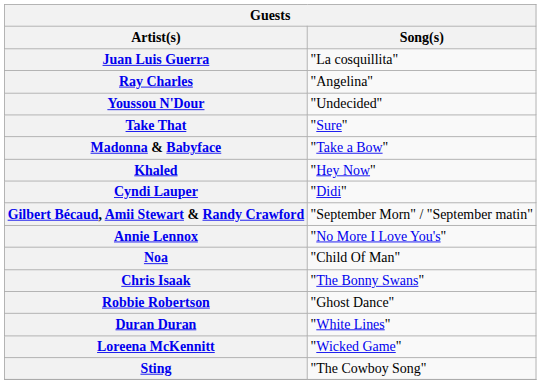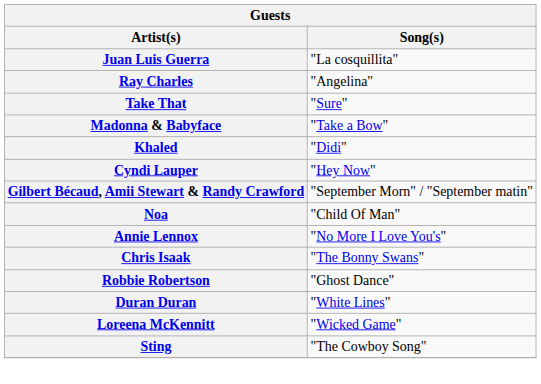- row: (156, 103)
(343, 170) "Hey Now" -> (329, 147) "Didi"
(329, 192) "Didi" -> (343, 170) "Hey Now"
rows swapped: (156, 258) <-> (156, 236)
